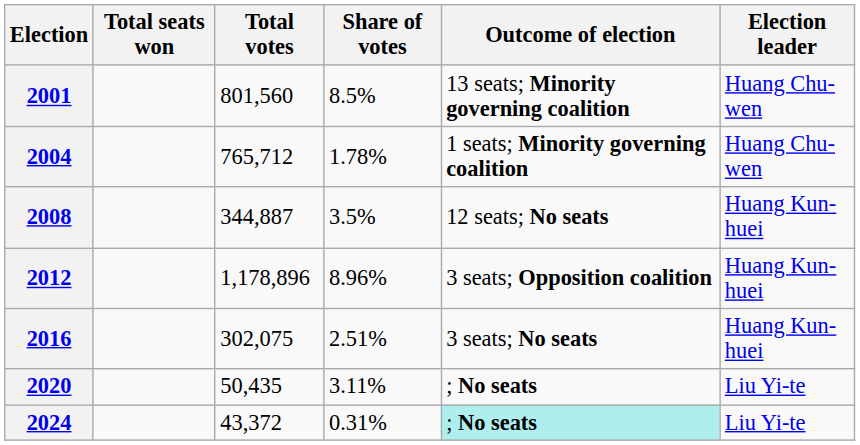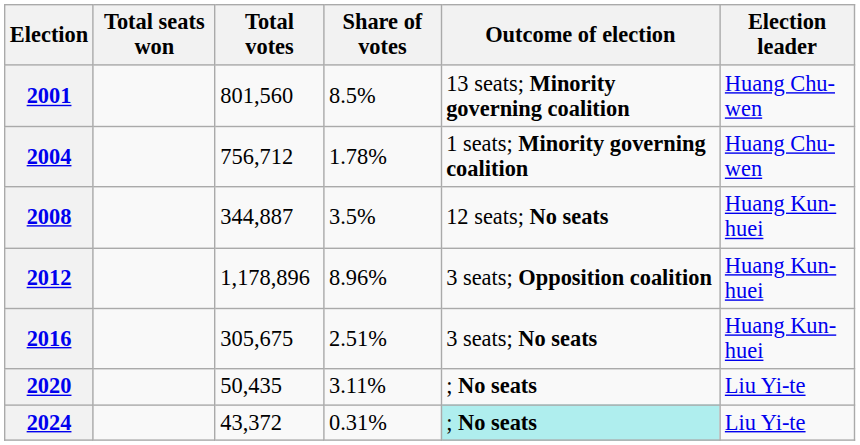(257, 156) 765,712 -> (257, 156) 756,712
(257, 338) 302,075 -> (257, 338) 305,675
